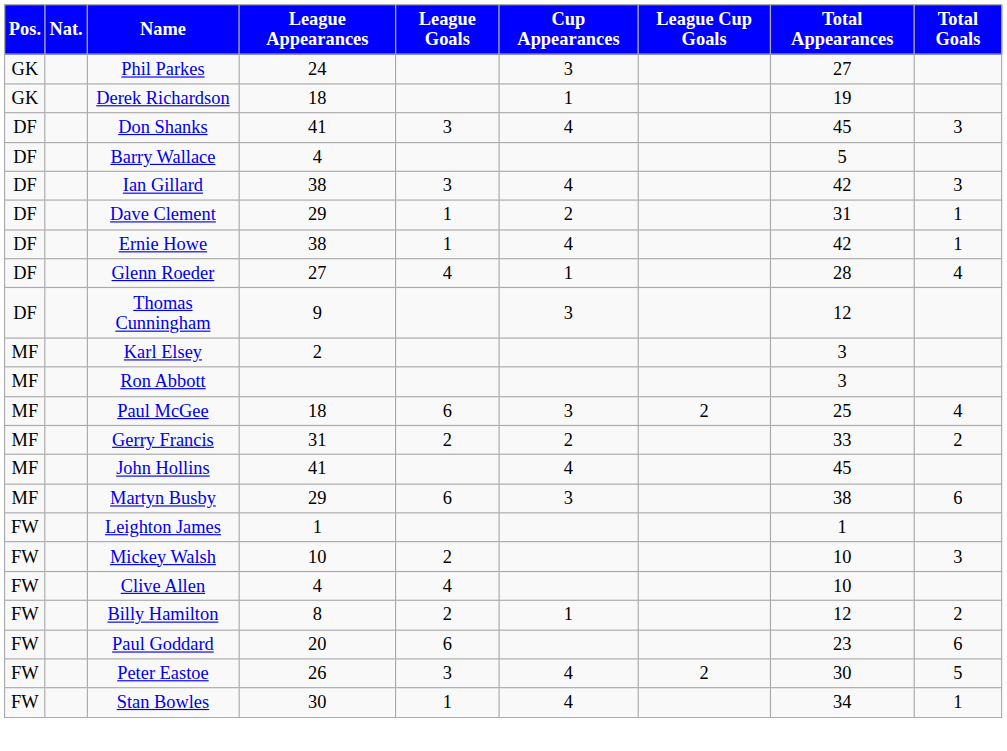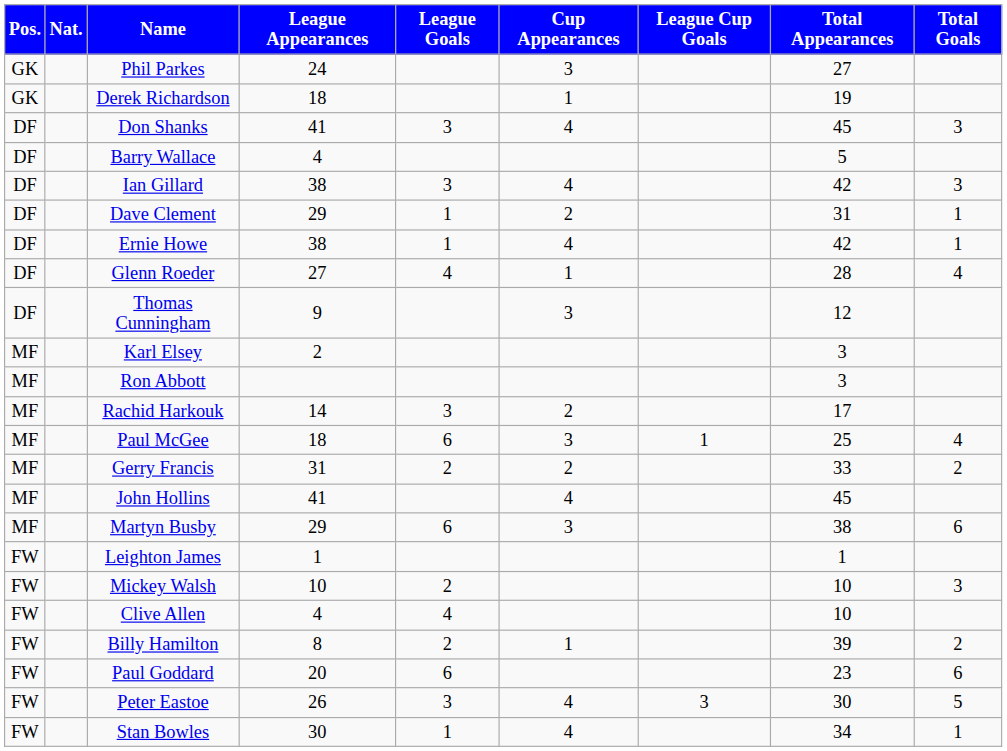+ row: (163, 410)
(704, 410) 2 -> (704, 439) 1
(842, 614) 12 -> (842, 644) 39
(704, 673) 2 -> (704, 702) 3
